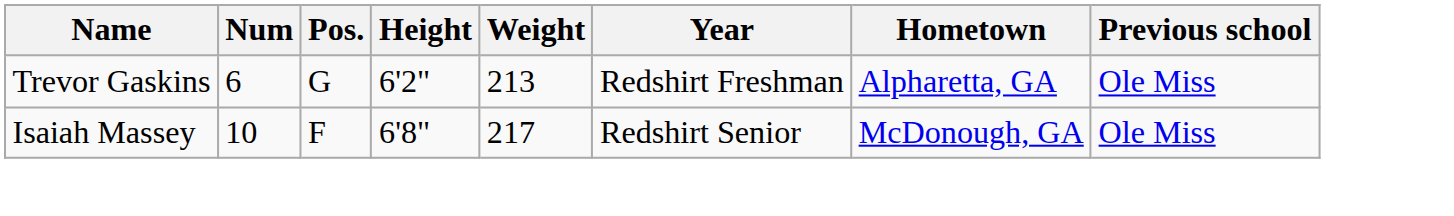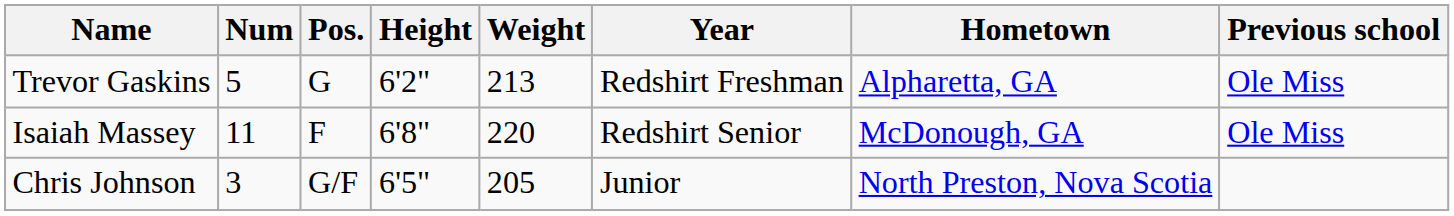(233, 81) 6 -> (233, 81) 5
(241, 132) 10 -> (241, 132) 11
(511, 132) 217 -> (511, 132) 220
+ row: (104, 183)
